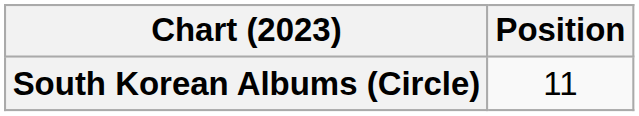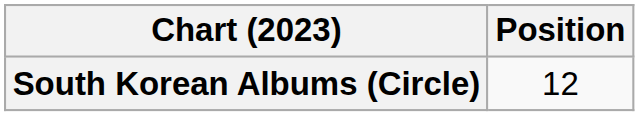(560, 82) 11 -> (560, 82) 12
